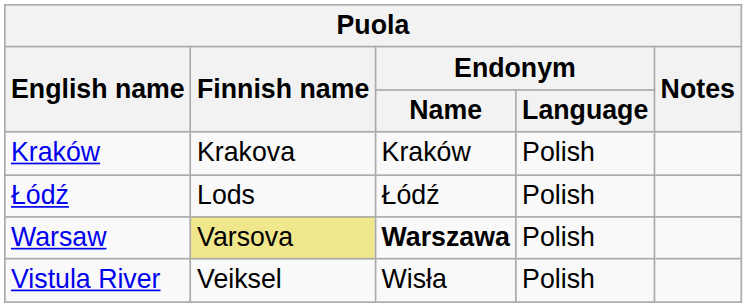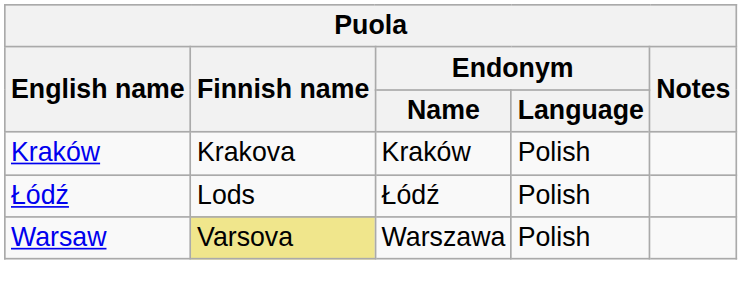(446, 237) bold -> (443, 237) normal
- row: (86, 279)
